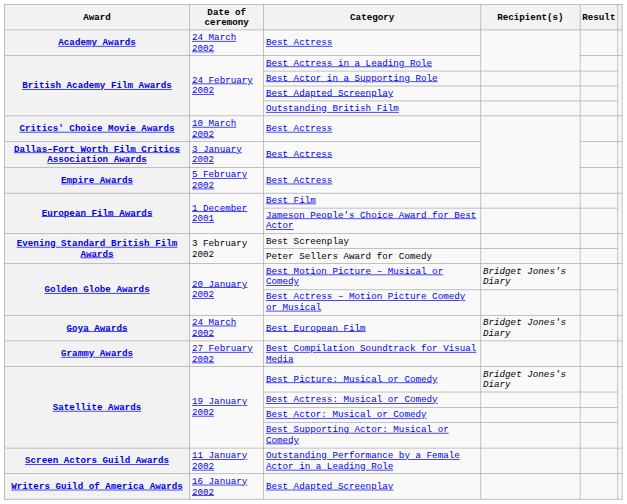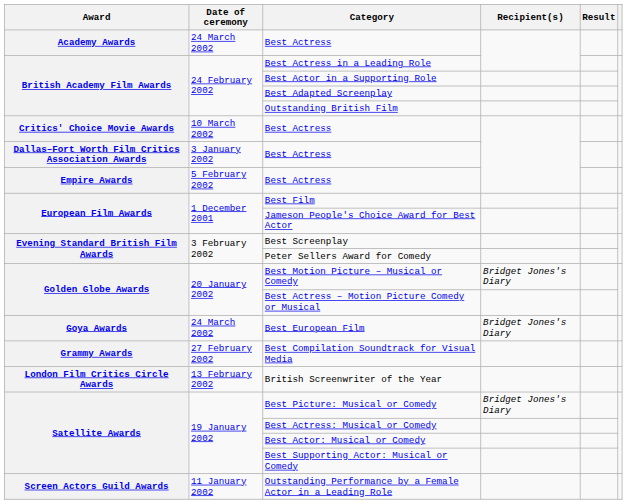+ row: (97, 379)
- row: (97, 487)
